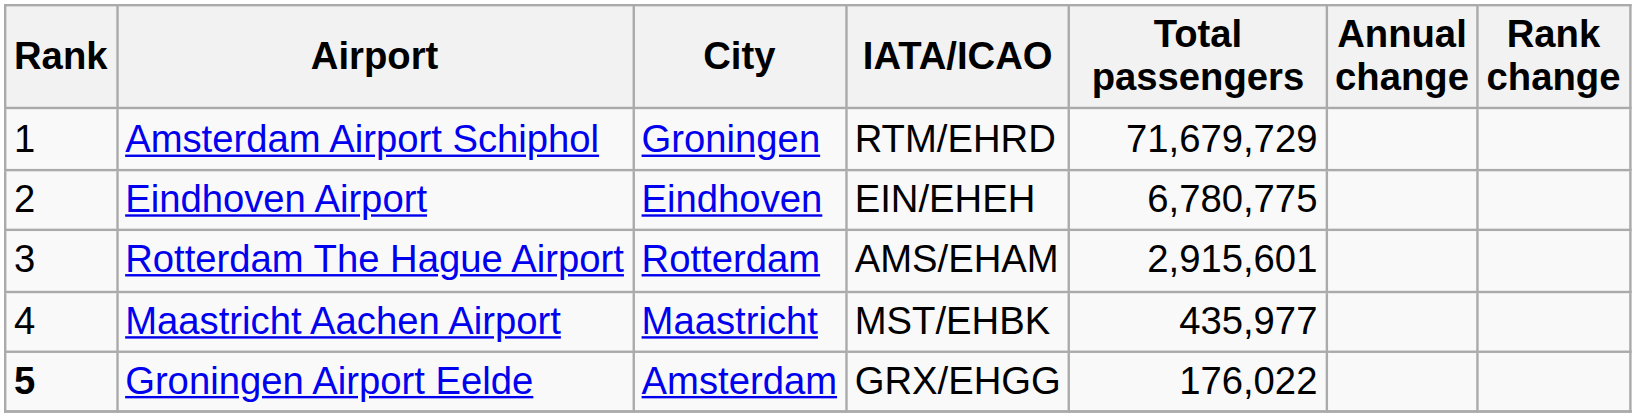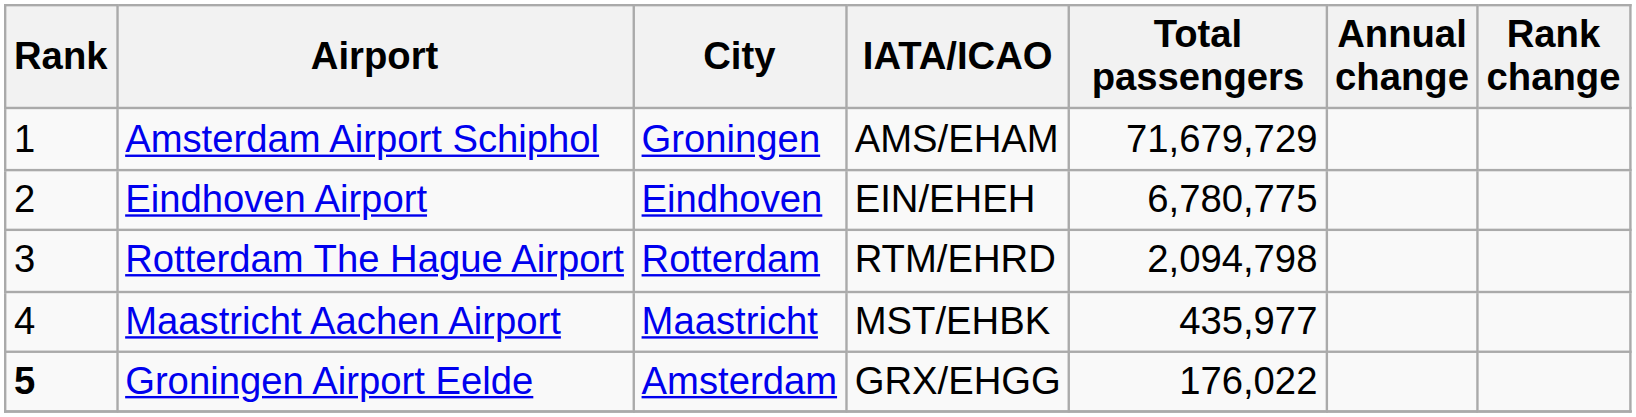(955, 138) RTM/EHRD -> (957, 138) AMS/EHAM
(957, 259) AMS/EHAM -> (955, 259) RTM/EHRD
(1232, 259) 2,915,601 -> (1232, 259) 2,094,798
